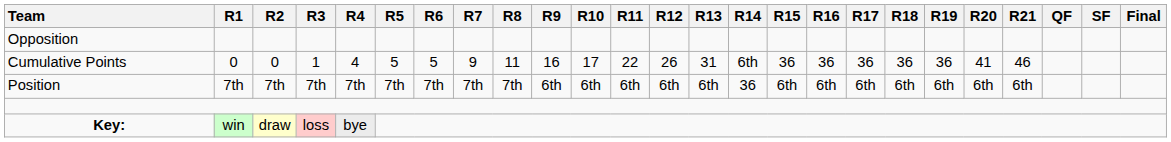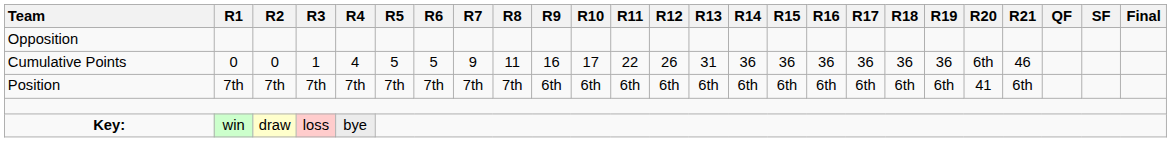(748, 62) 6th -> (748, 62) 36
(983, 62) 41 -> (983, 62) 6th
(748, 86) 36 -> (748, 86) 6th
(983, 86) 6th -> (983, 86) 41
